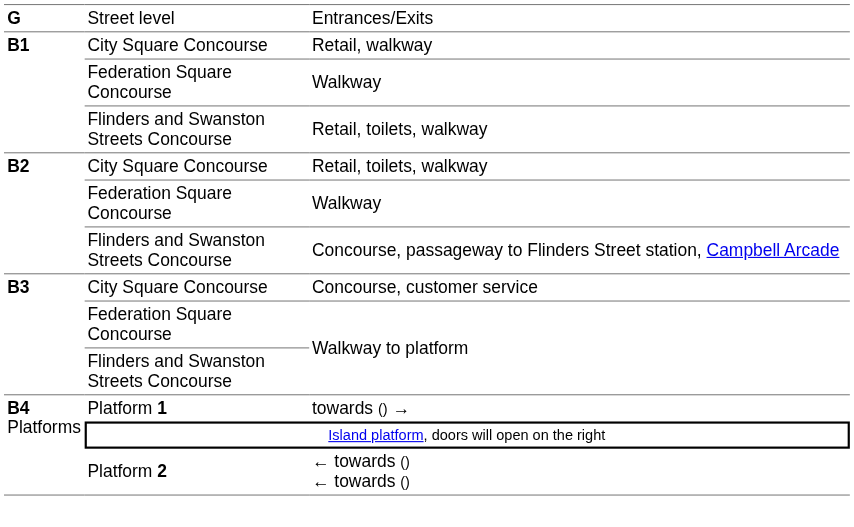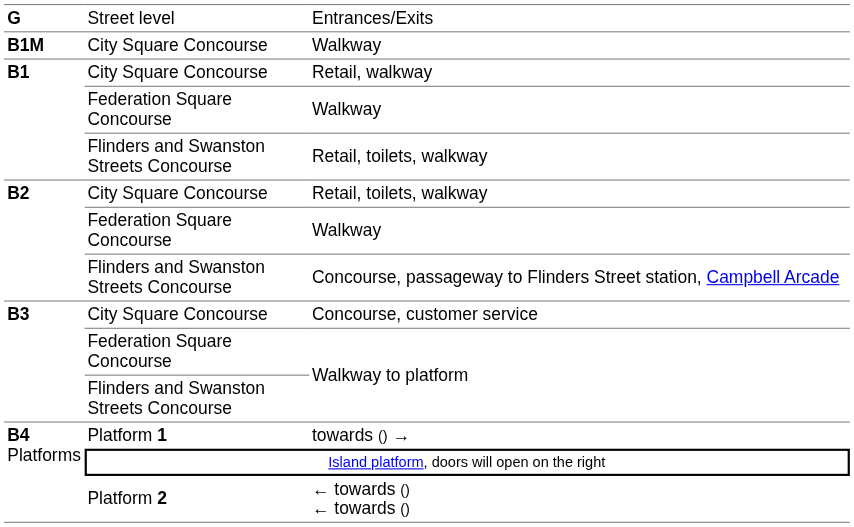+ row: (178, 45)
